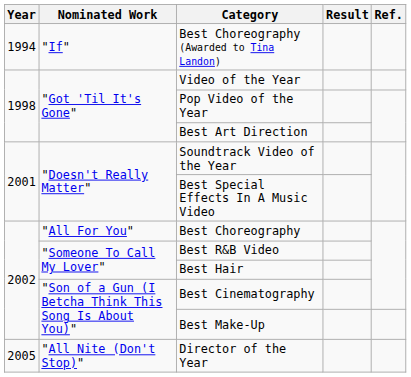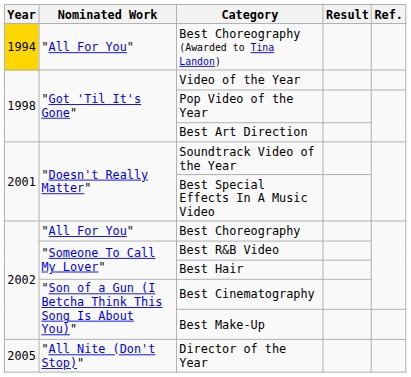(22, 47) no background -> (22, 47) gold background
(56, 47) "If" -> (88, 47) "All For You"
